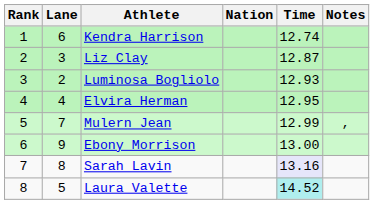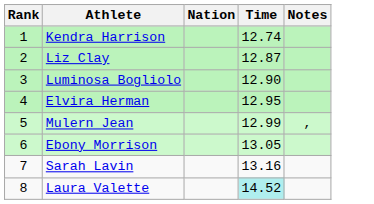- column: (62, 15)
(300, 80) 12.93 -> (261, 80) 12.90
(300, 145) 13.00 -> (261, 145) 13.05
(300, 167) lavender background -> (261, 167) no background
